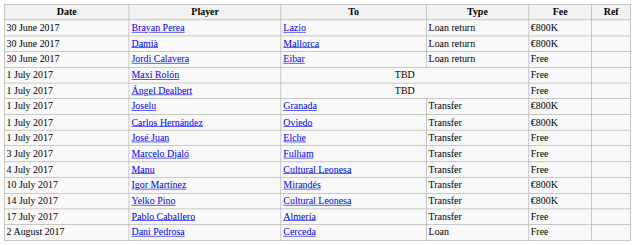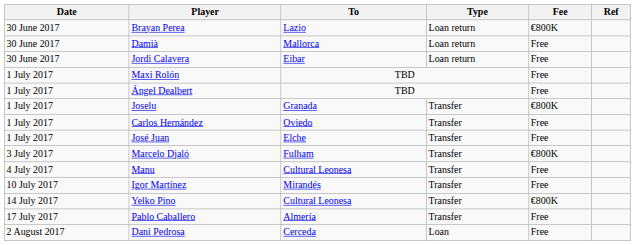(544, 43) €800K -> (540, 43) Free
(544, 122) €800K -> (540, 122) Free
(540, 153) Free -> (544, 153) €800K
(544, 185) €800K -> (540, 185) Free
